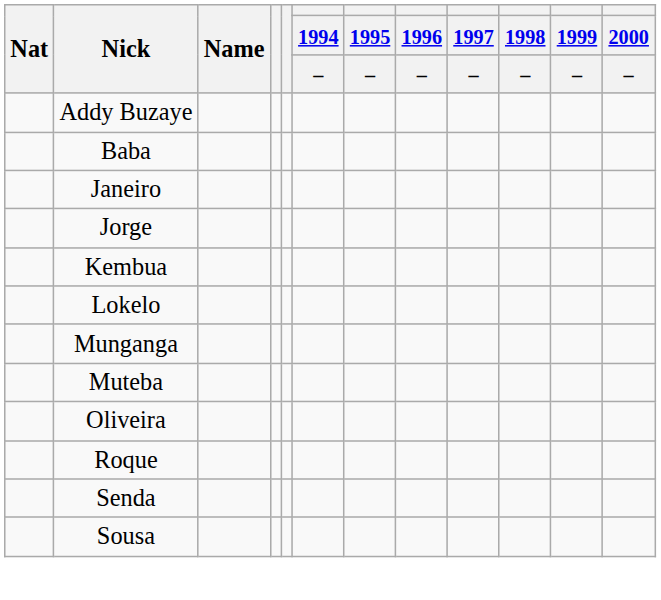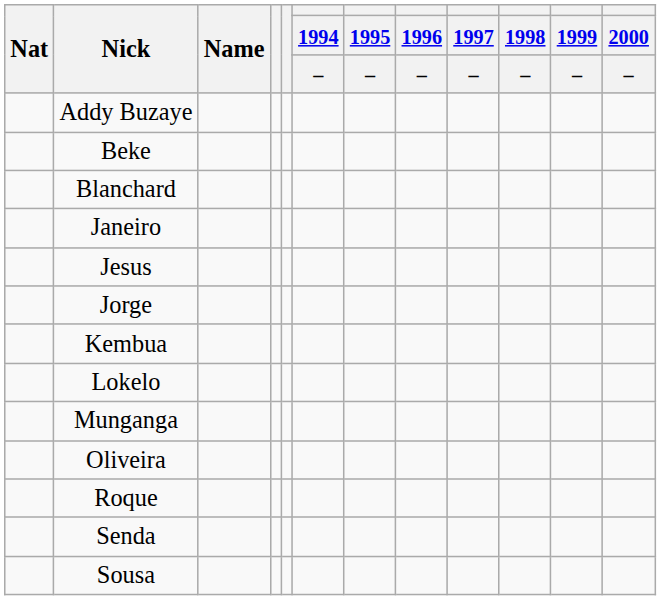- row: (126, 150)
+ row: (126, 150)
+ row: (126, 189)
+ row: (126, 266)
- row: (126, 382)
